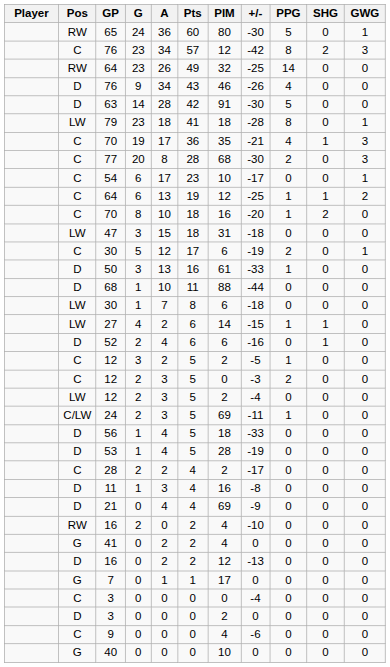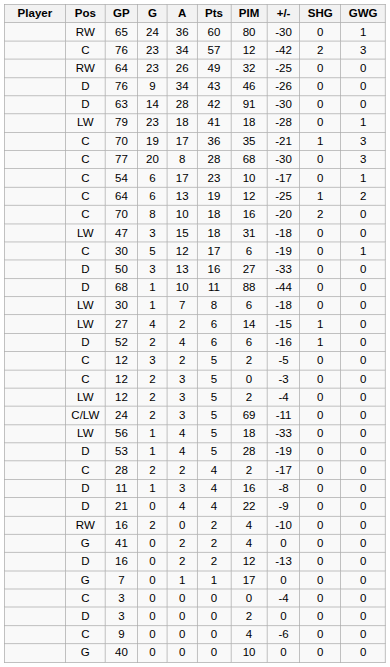- column: (288, 13)
(224, 269) 61 -> (249, 269) 27
(77, 433) D -> (85, 433) LW
(224, 506) 69 -> (249, 506) 22
